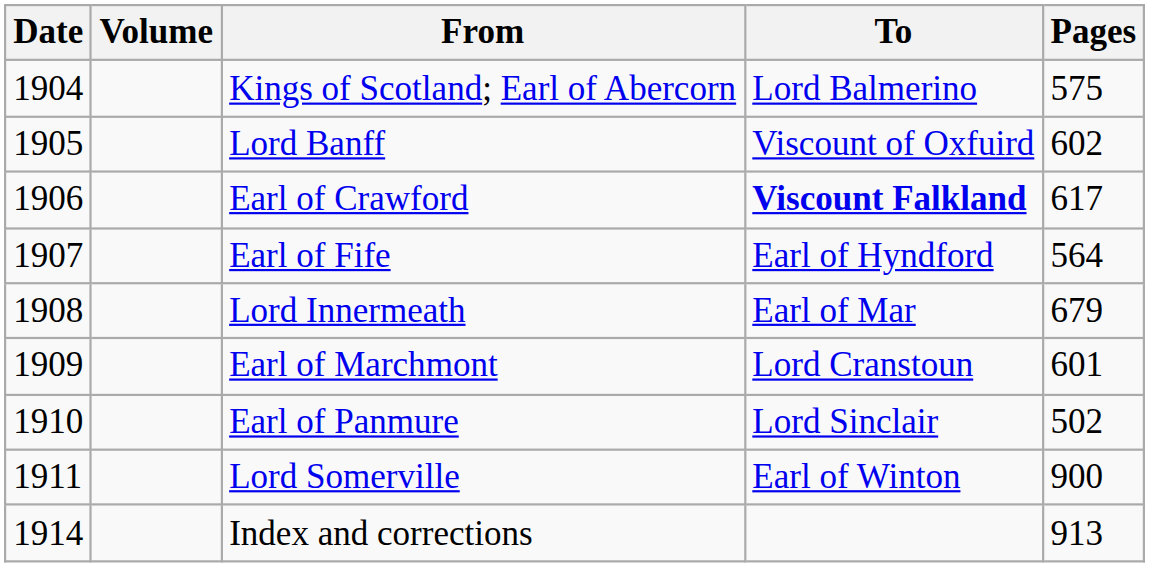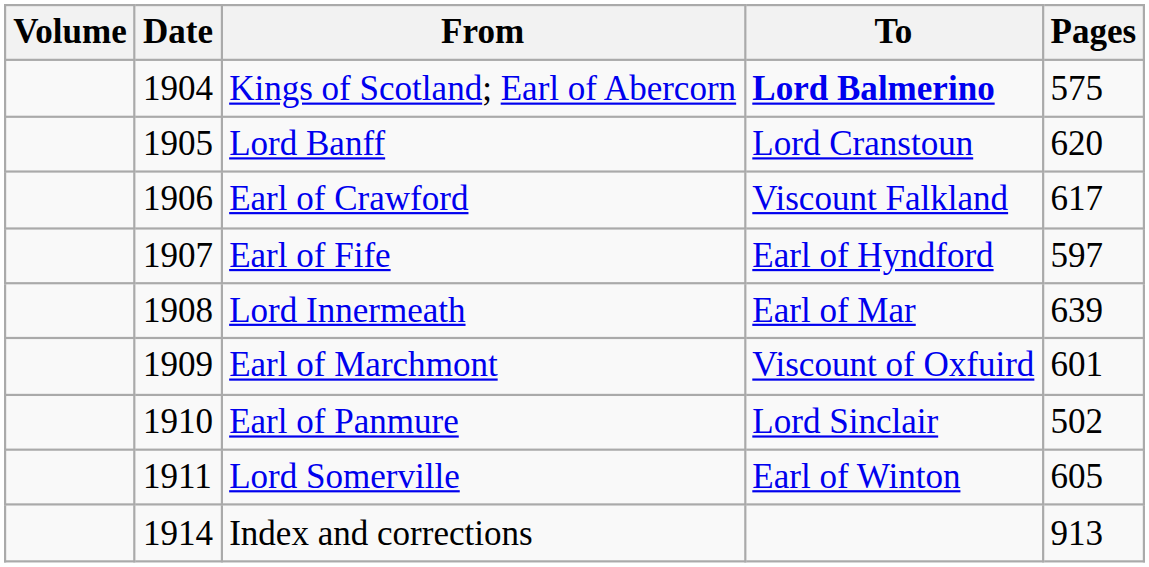columns swapped: (156, 32) <-> (48, 32)
(865, 87) normal -> (873, 87) bold
(893, 143) Viscount of Oxfuird -> (863, 143) Lord Cranstoun
(1077, 143) 602 -> (1077, 143) 620
(889, 198) bold -> (880, 198) normal
(1077, 254) 564 -> (1077, 254) 597
(1077, 310) 679 -> (1077, 310) 639
(863, 365) Lord Cranstoun -> (893, 365) Viscount of Oxfuird
(1077, 476) 900 -> (1077, 476) 605
